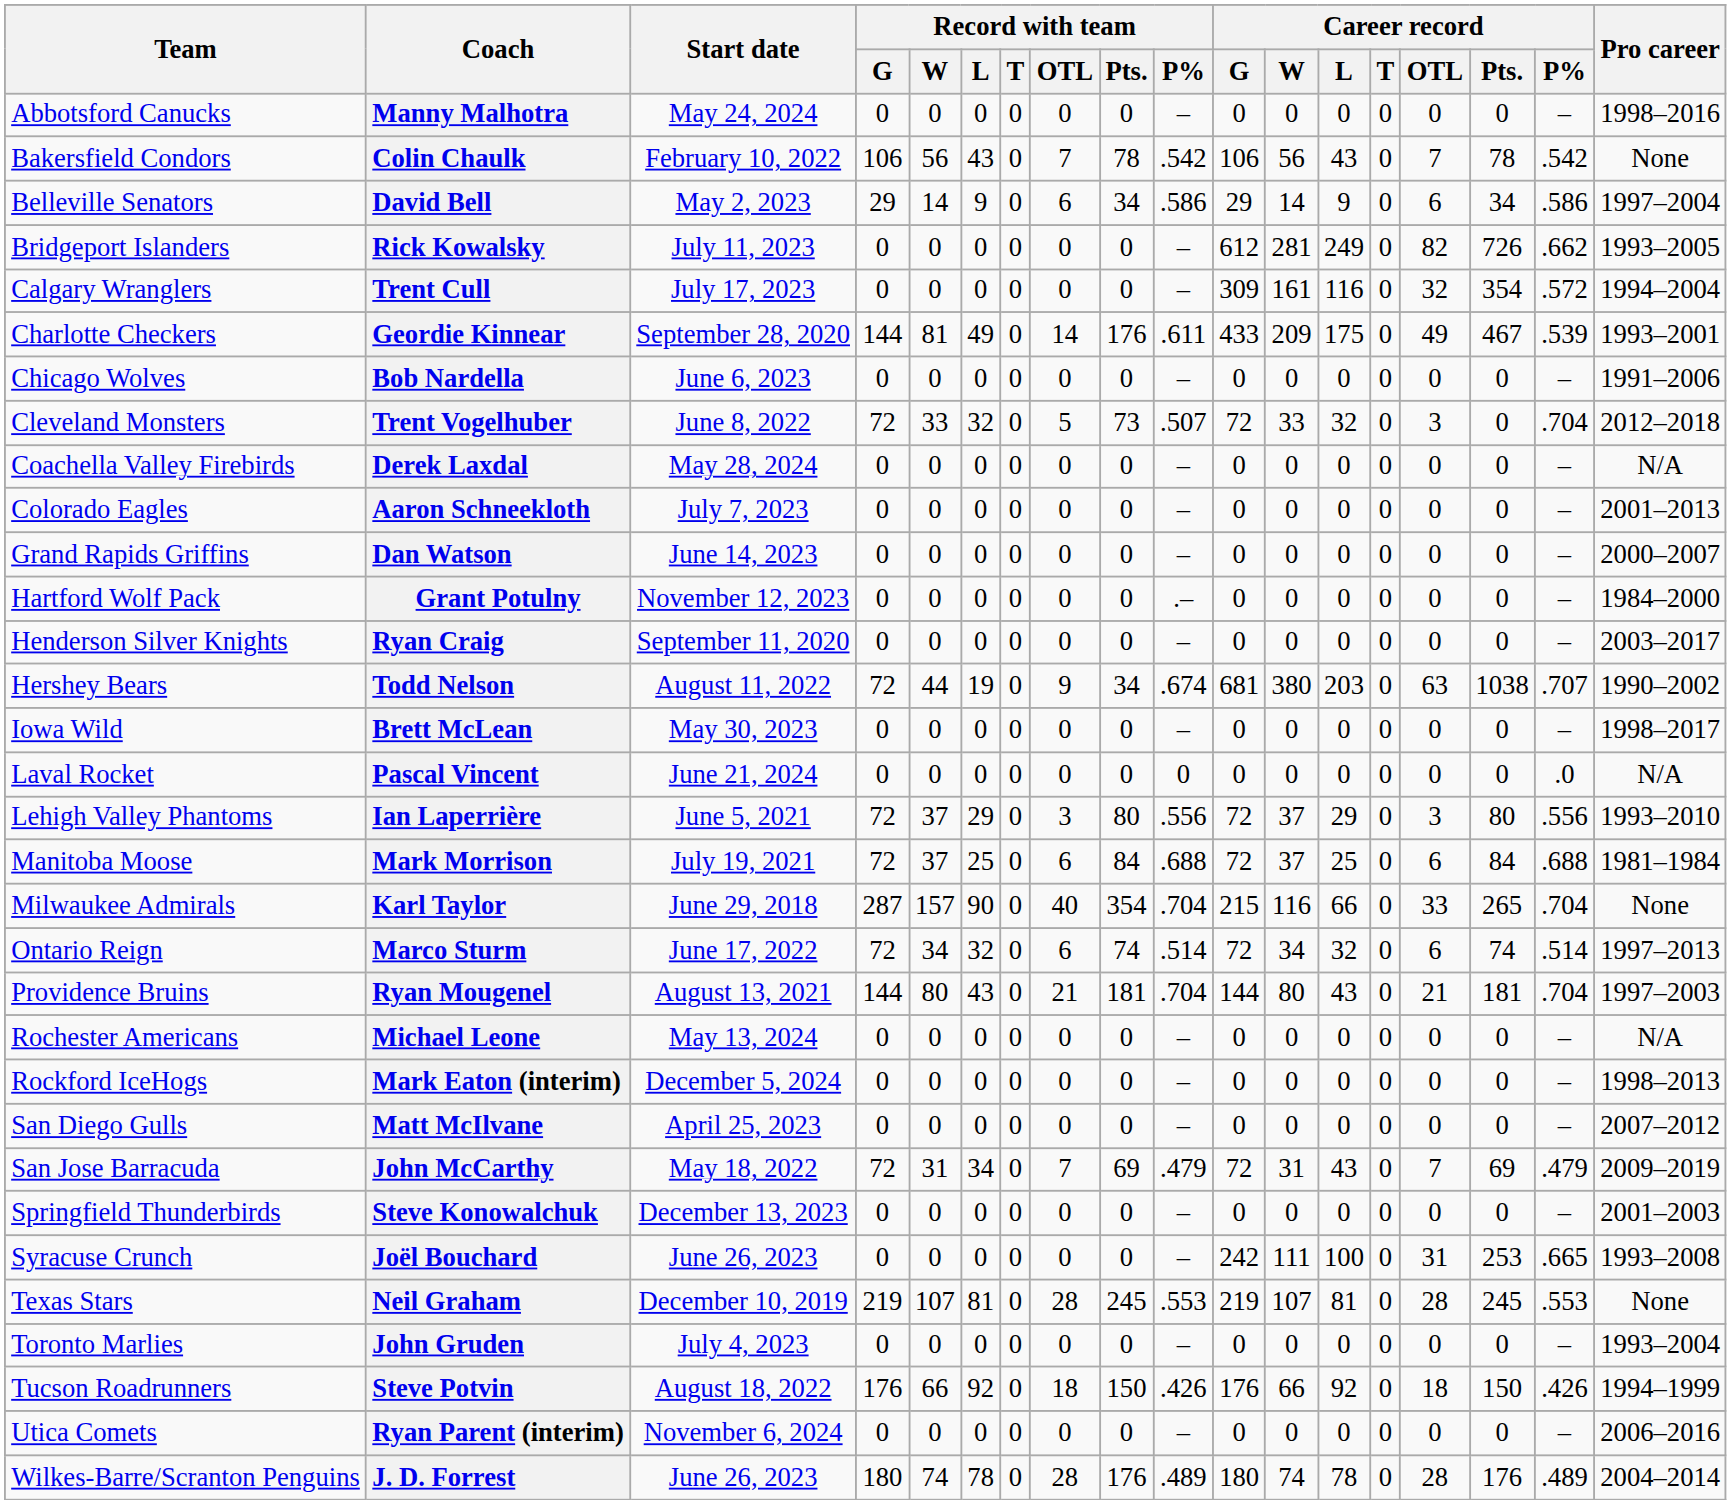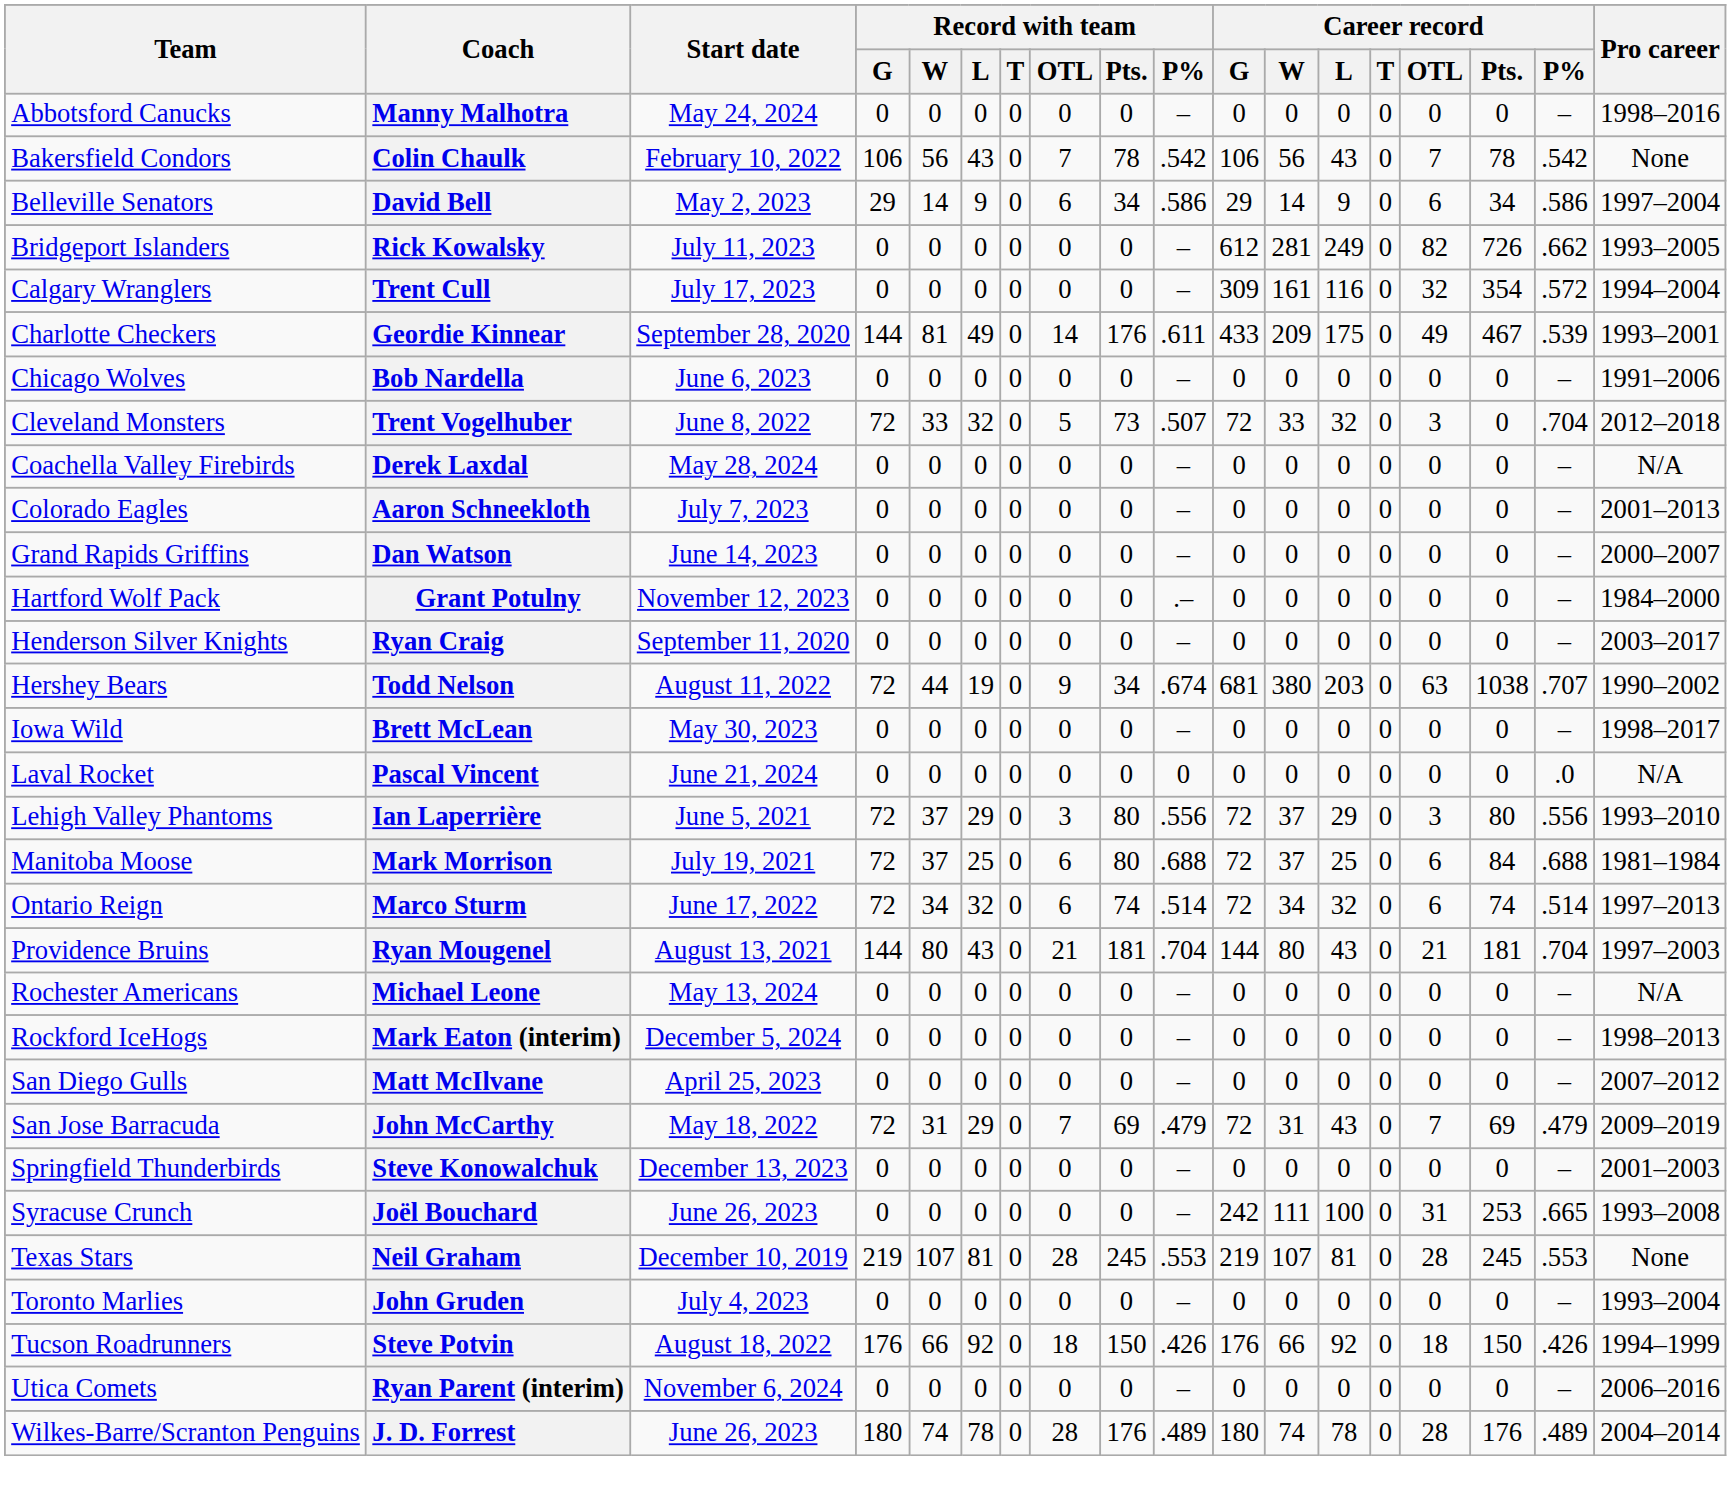(1127, 861) 84 -> (1127, 861) 80
- row: (439, 905)
(981, 1169) 34 -> (981, 1125) 29
